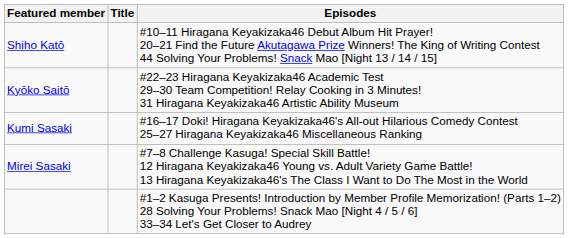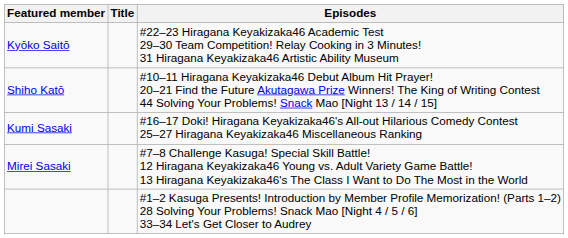rows swapped: (36, 45) <-> (38, 90)
